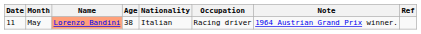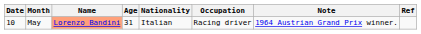(11, 23) 11 -> (11, 23) 10
(128, 23) 38 -> (128, 23) 31
